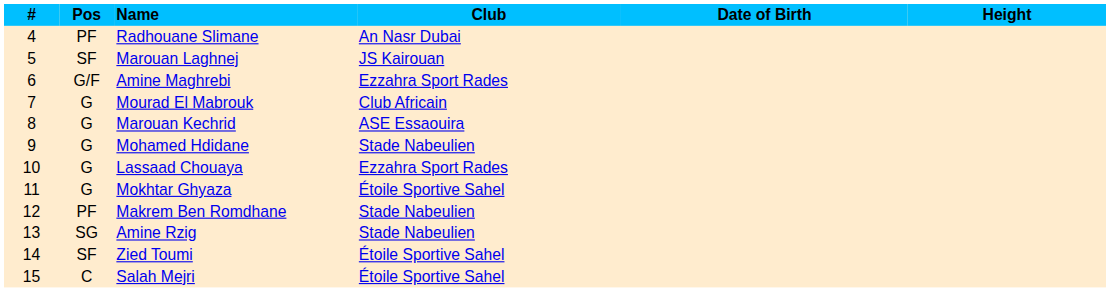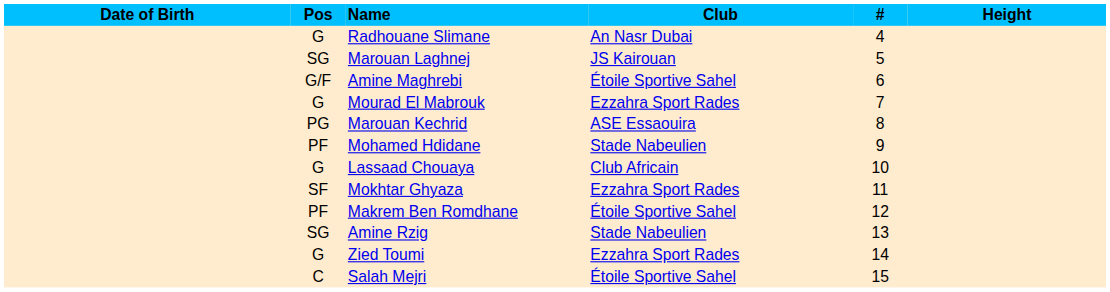columns swapped: (32, 15) <-> (764, 15)
(87, 37) PF -> (318, 37) G
(87, 59) SF -> (318, 59) SG
(433, 80) Ezzahra Sport Rades -> (663, 80) Étoile Sportive Sahel
(403, 102) Club Africain -> (665, 102) Ezzahra Sport Rades
(87, 124) G -> (318, 124) PG
(87, 146) G -> (318, 146) PF
(433, 168) Ezzahra Sport Rades -> (634, 168) Club Africain
(87, 189) G -> (318, 189) SF
(432, 189) Étoile Sportive Sahel -> (665, 189) Ezzahra Sport Rades
(417, 211) Stade Nabeulien -> (663, 211) Étoile Sportive Sahel
(87, 255) SF -> (318, 255) G
(432, 255) Étoile Sportive Sahel -> (665, 255) Ezzahra Sport Rades
